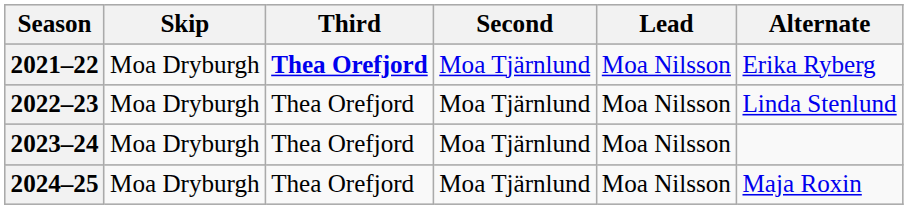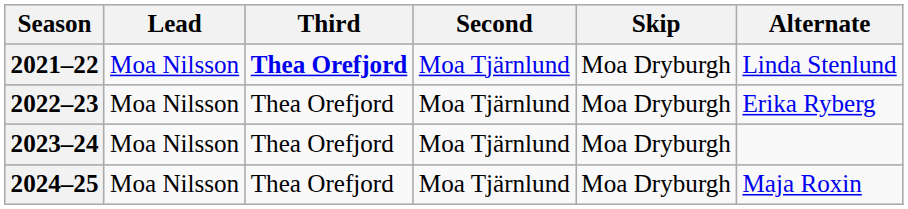columns swapped: (185, 24) <-> (666, 24)
(809, 64) Erika Ryberg -> (820, 64) Linda Stenlund
(820, 104) Linda Stenlund -> (809, 104) Erika Ryberg
